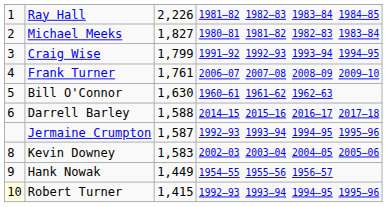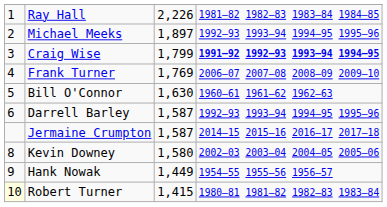(175, 34) 1,827 -> (175, 34) 1,897
(289, 34) 1980–81 1981–82 1982–83 1983–84 -> (289, 34) 1992–93 1993–94 1994–95 1995–96
(289, 54) normal -> (289, 54) bold
(175, 73) 1,761 -> (175, 73) 1,769
(175, 113) 1,588 -> (175, 113) 1,587
(289, 113) 2014–15 2015–16 2016–17 2017–18 -> (289, 113) 1992–93 1993–94 1994–95 1995–96
(289, 133) 1992–93 1993–94 1994–95 1995–96 -> (289, 133) 2014–15 2015–16 2016–17 2017–18
(175, 152) 1,583 -> (175, 152) 1,580
(289, 192) 1992–93 1993–94 1994–95 1995–96 -> (289, 192) 1980–81 1981–82 1982–83 1983–84
